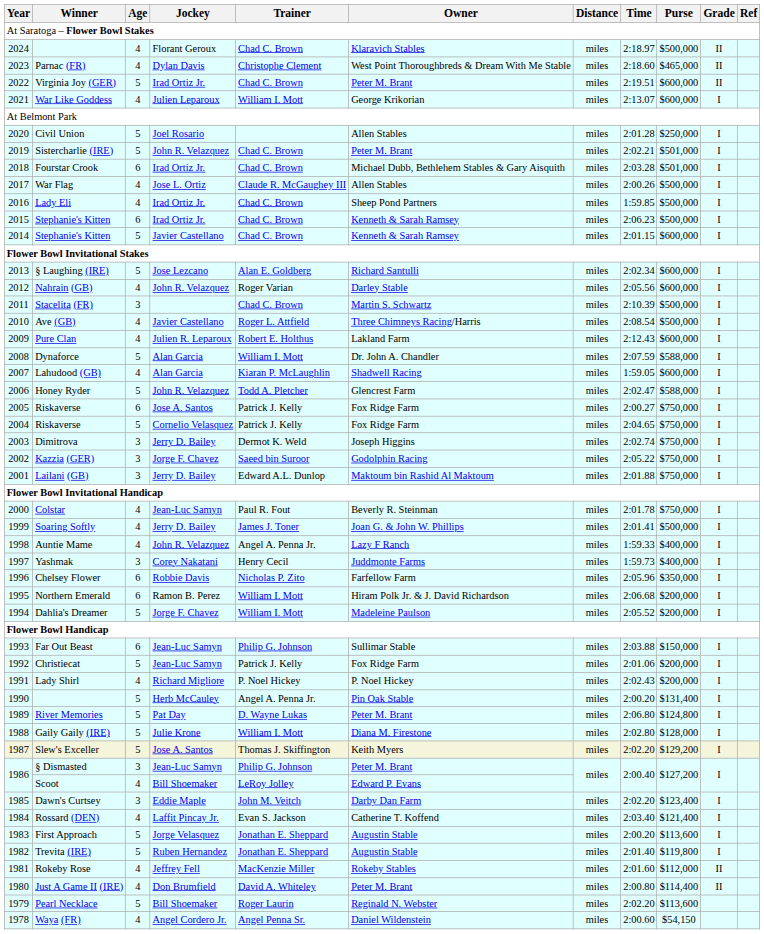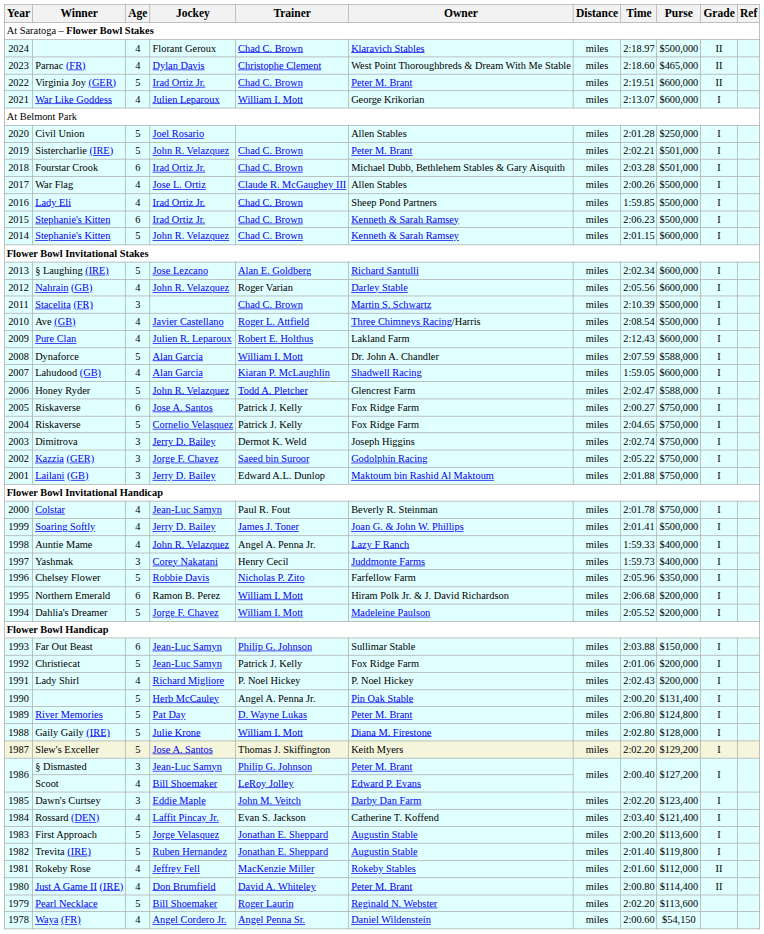(188, 236) Javier Castellano -> (191, 236) John R. Velazquez
(138, 578) 6 -> (138, 578) 5
